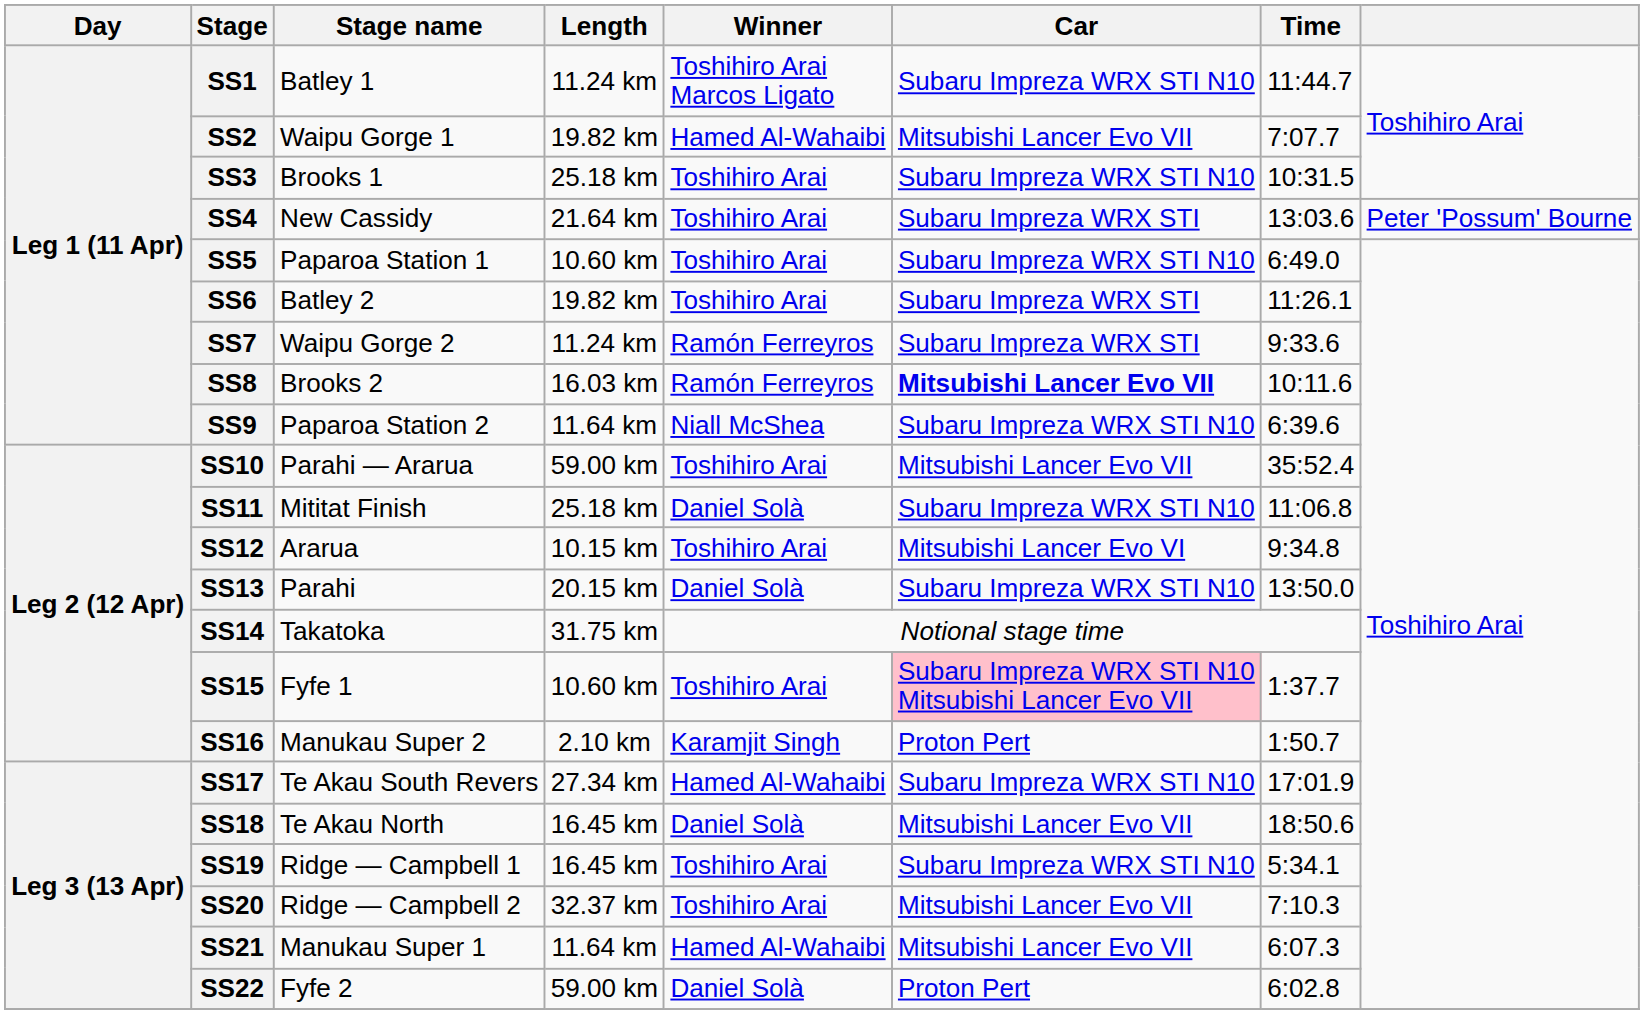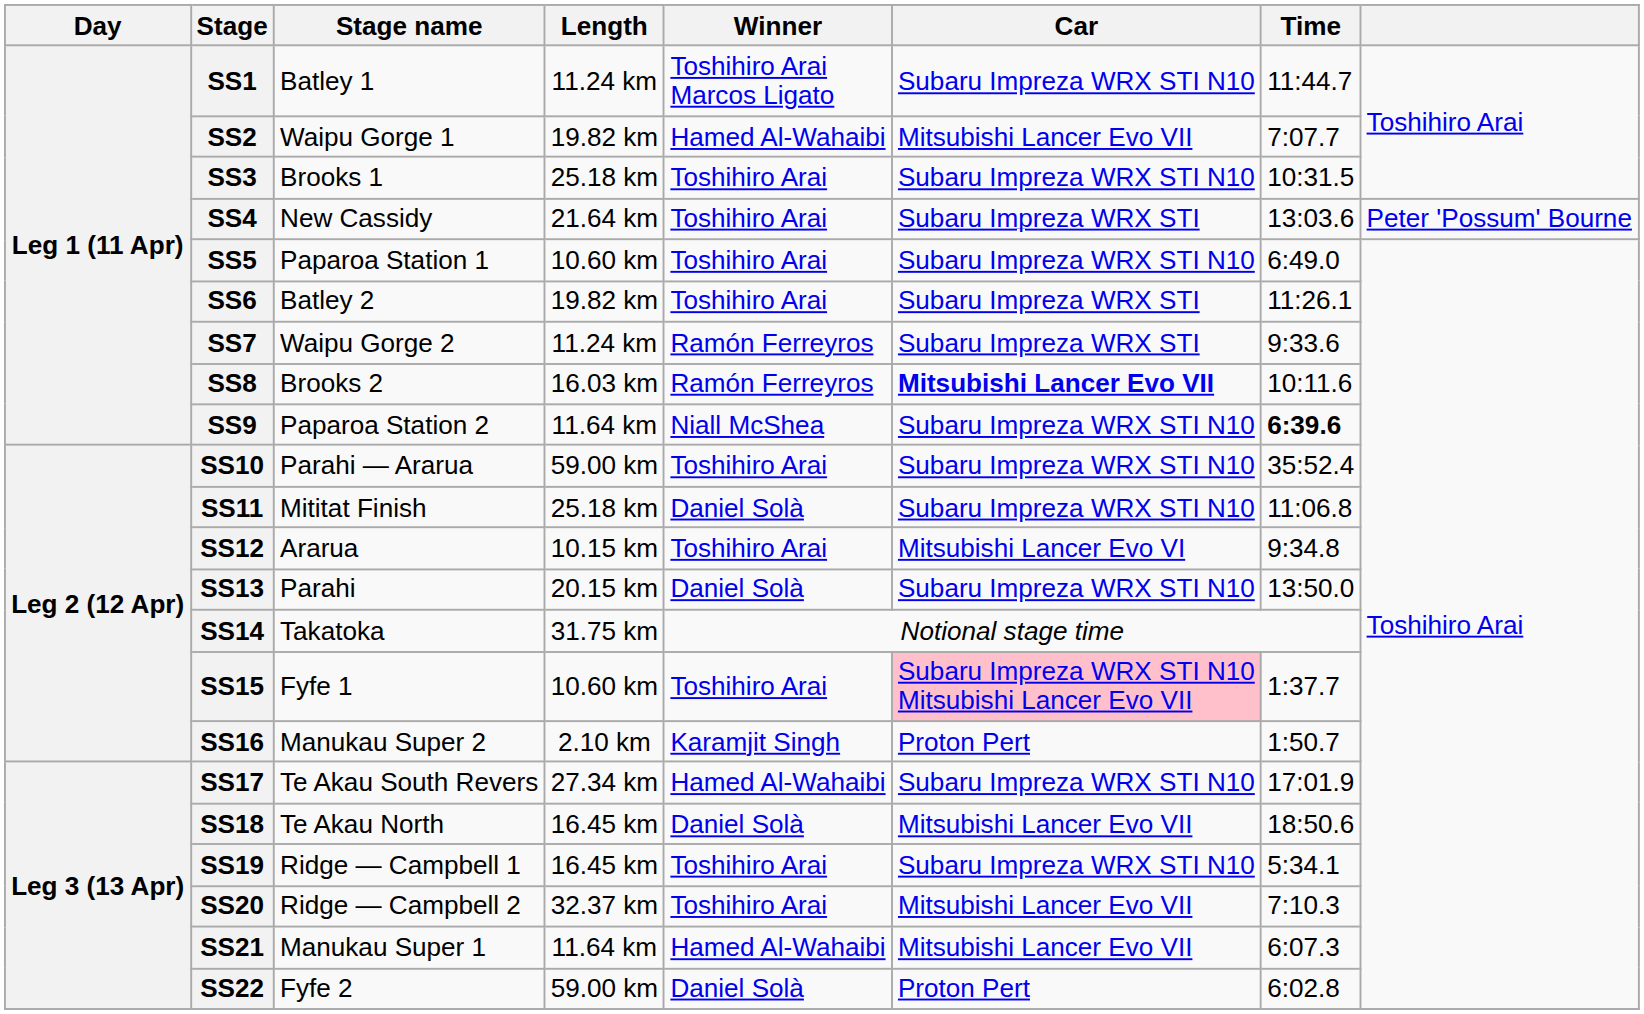(1303, 424) normal -> (1304, 424) bold
(1045, 466) Mitsubishi Lancer Evo VII -> (1076, 466) Subaru Impreza WRX STI N10
